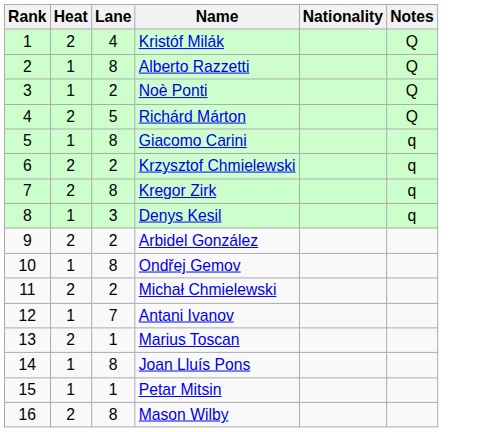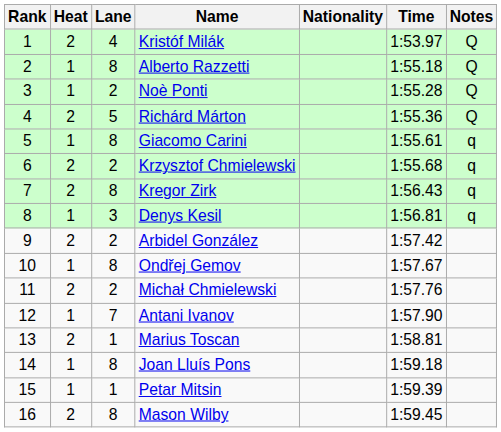+ column: (416, 16)
